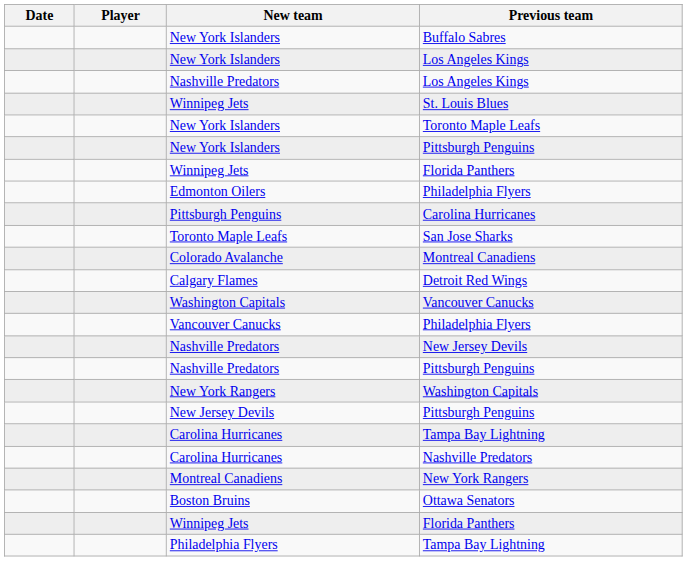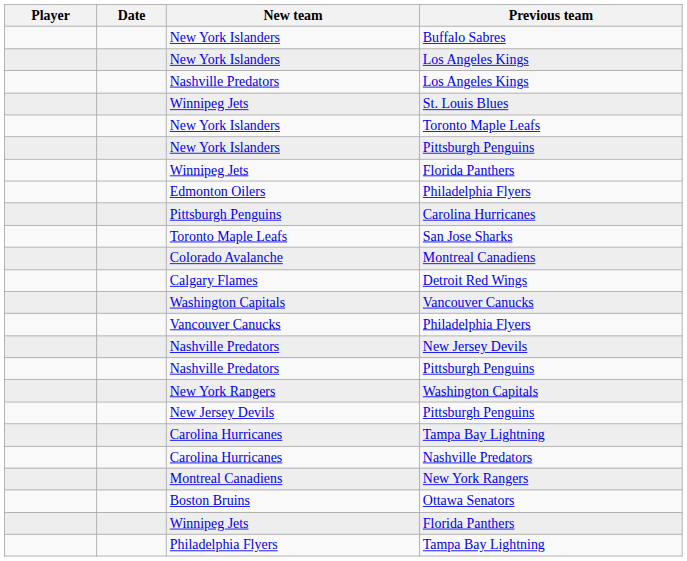columns swapped: (39, 15) <-> (121, 15)
